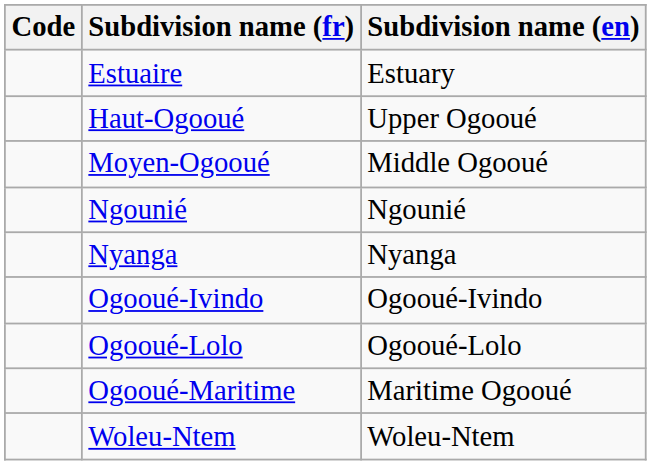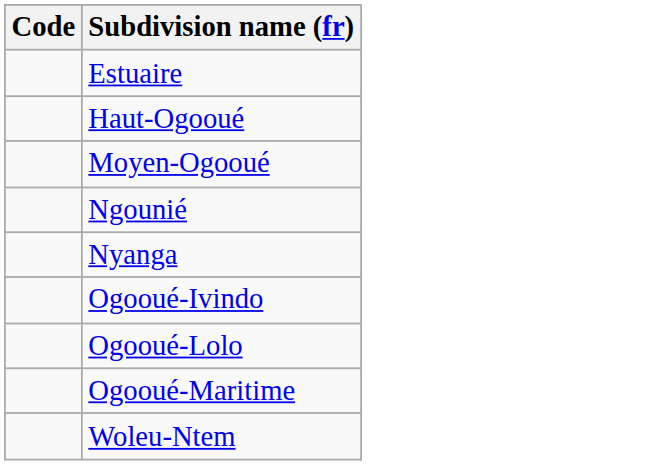- column: (503, 27)
